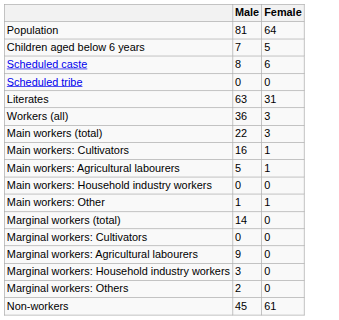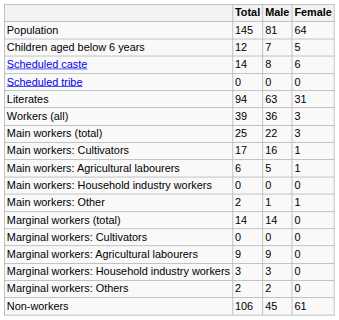+ column: (248, 13)
